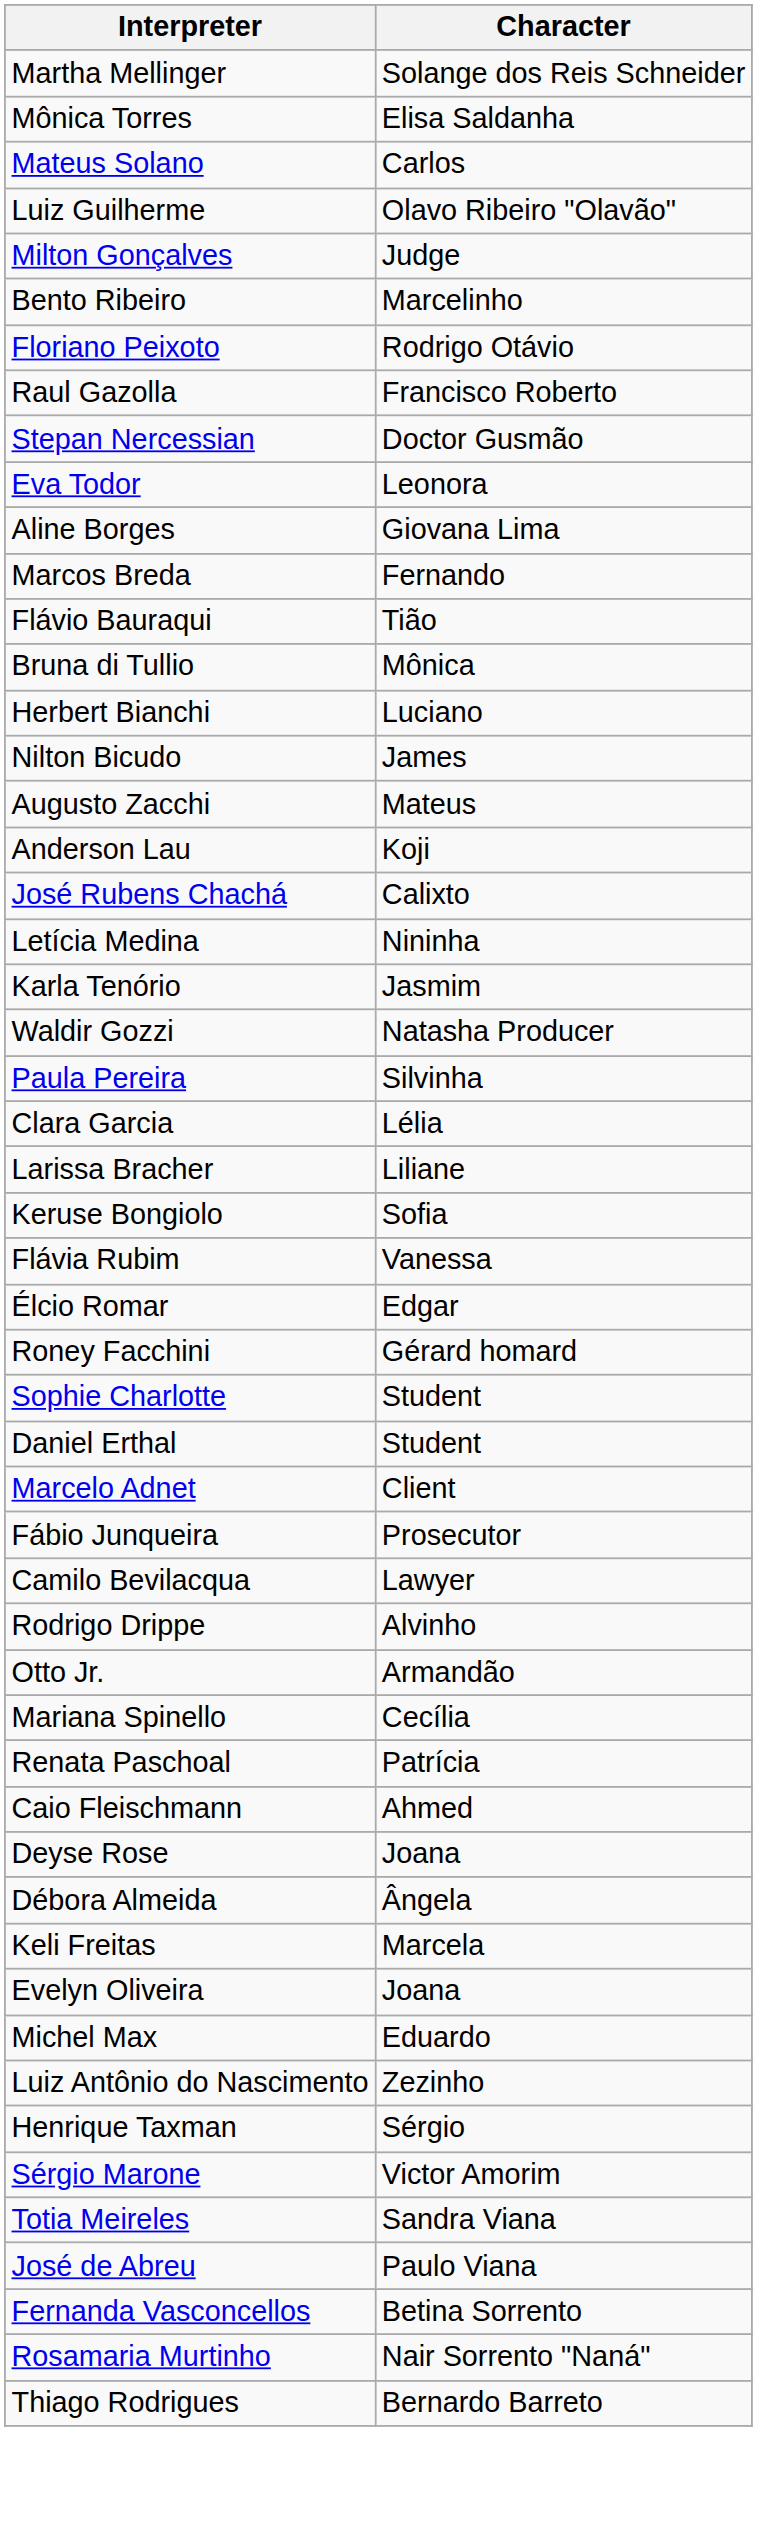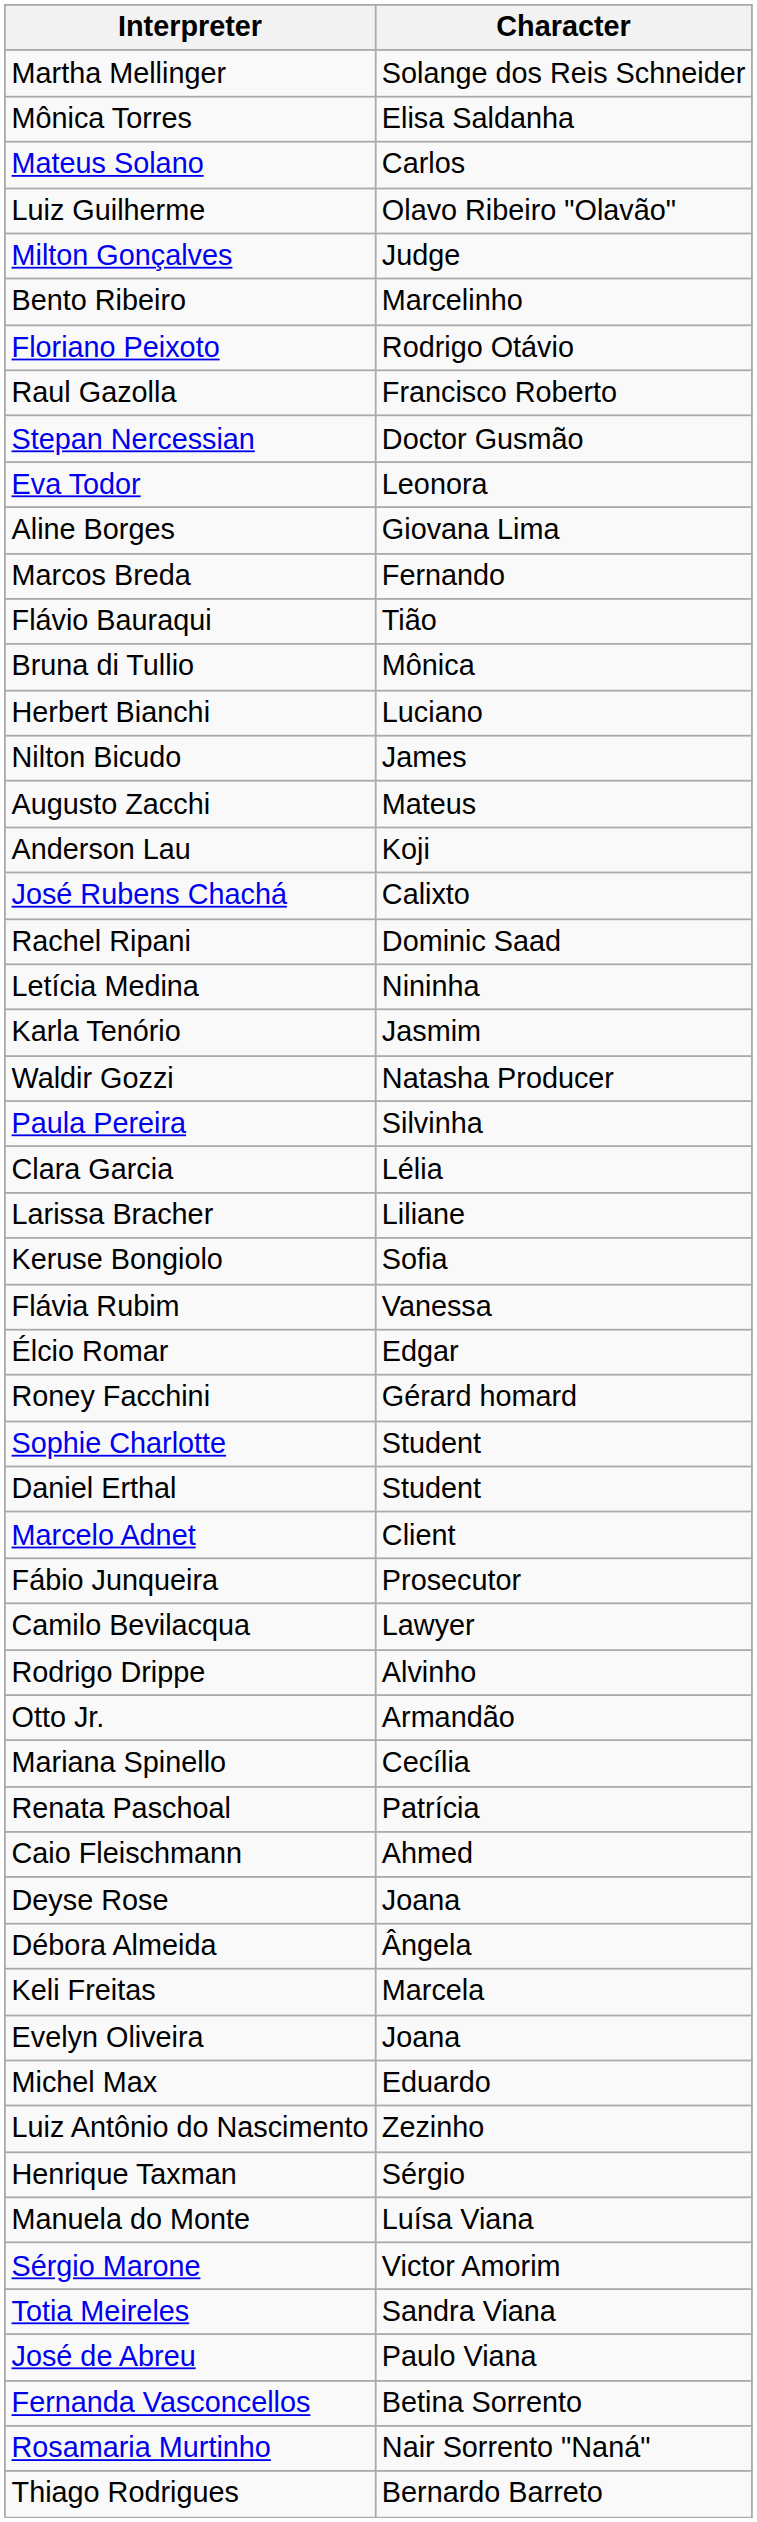+ row: (101, 940)
+ row: (131, 2219)
